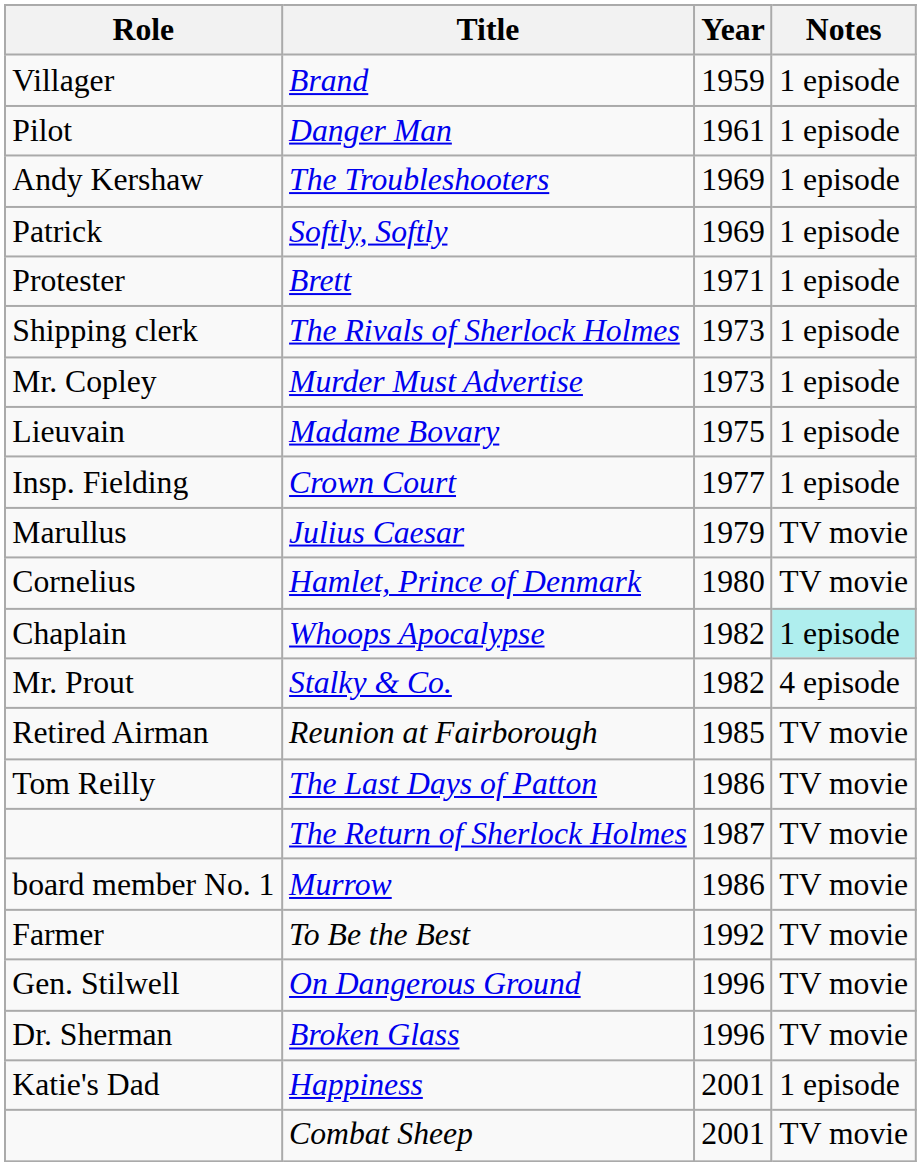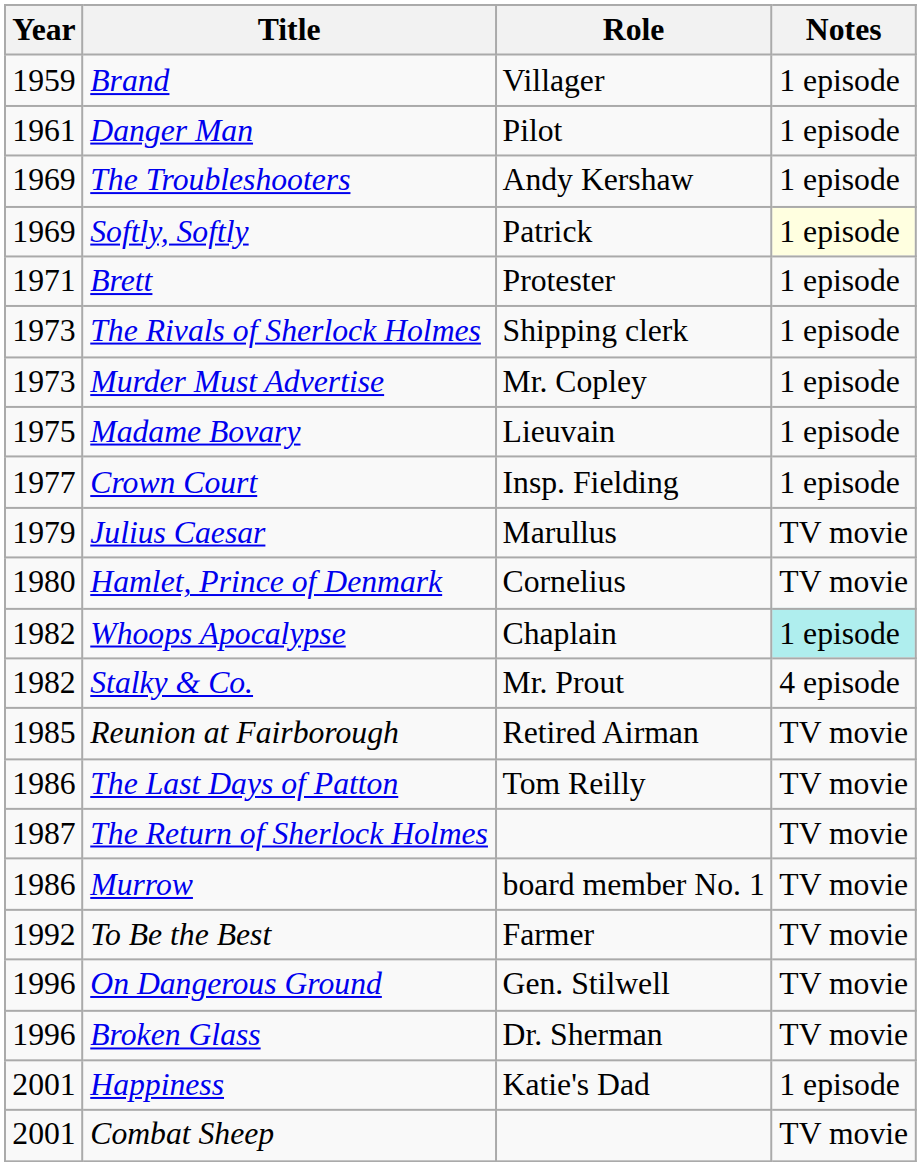columns swapped: (733, 29) <-> (143, 29)
(840, 230) no background -> (840, 230) lightyellow background
